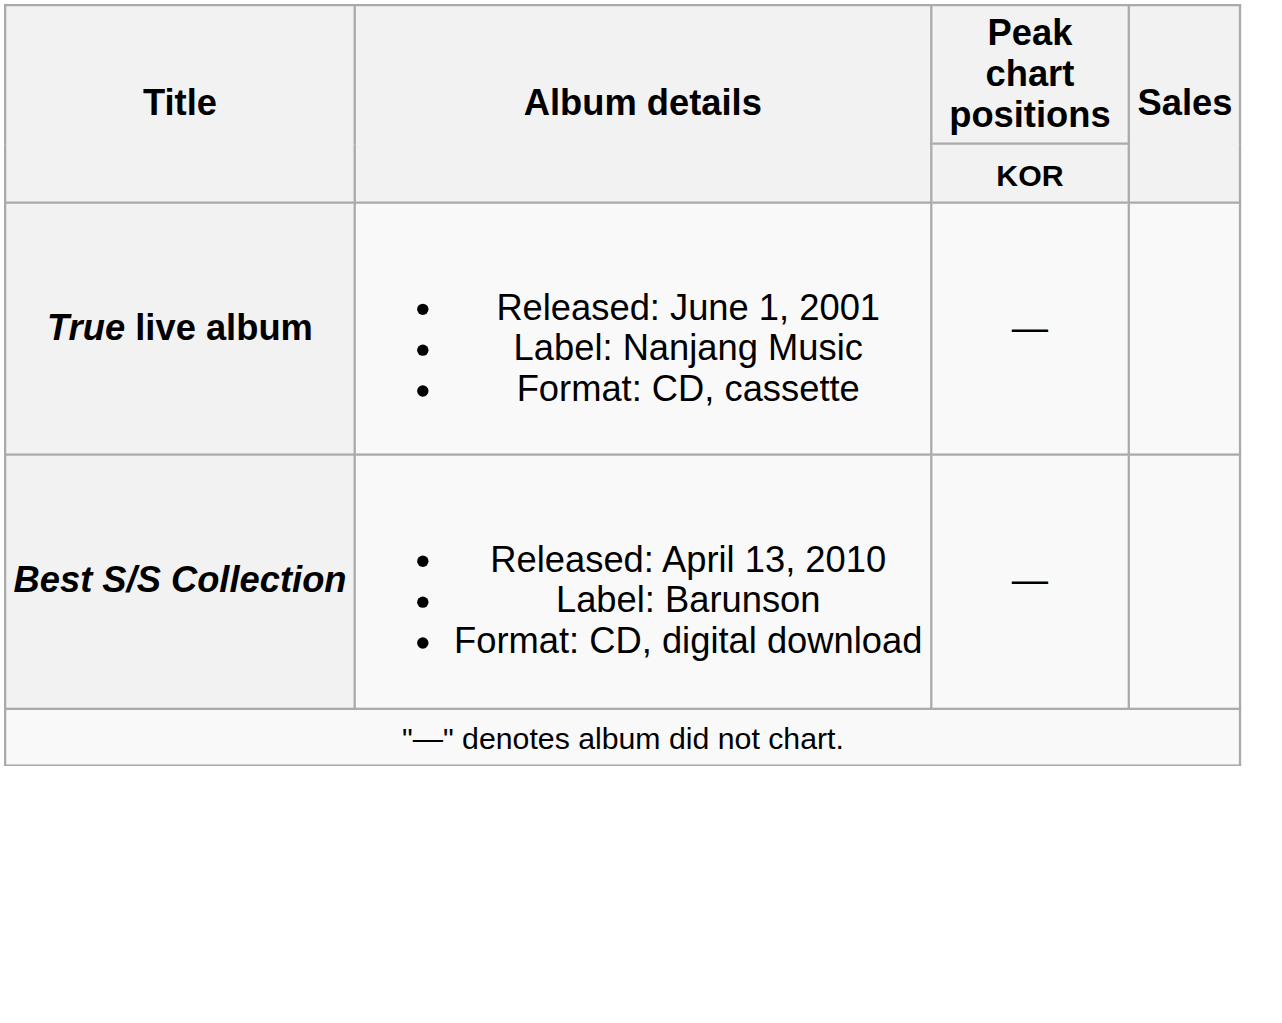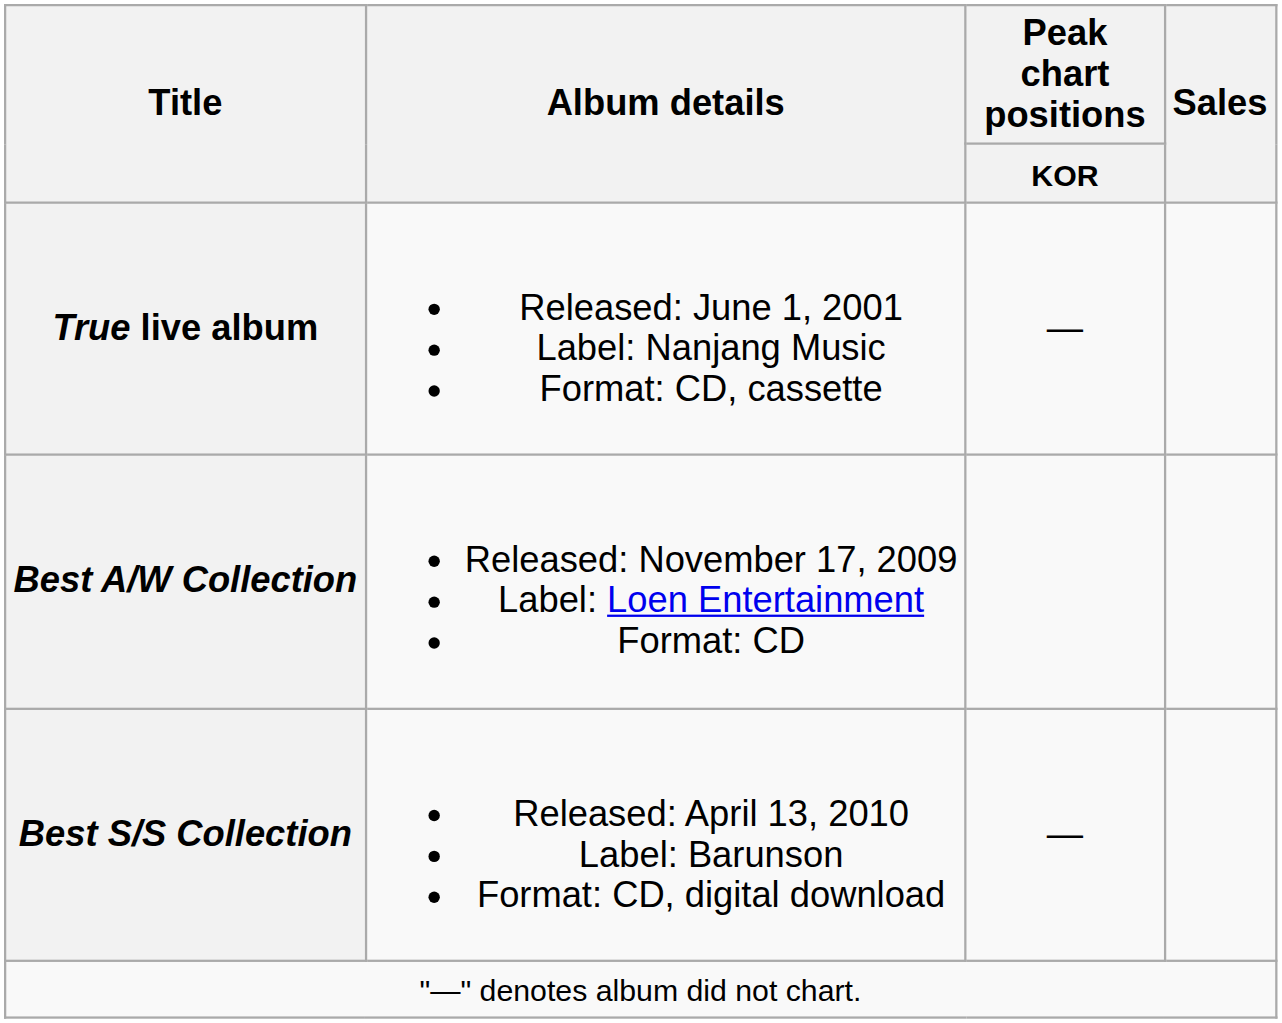+ row: (185, 580)
